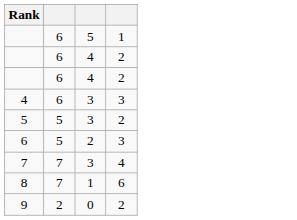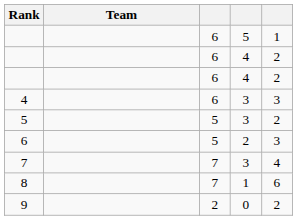+ column: (121, 15)
